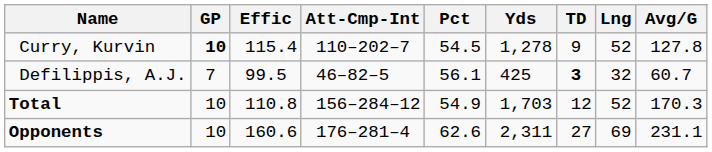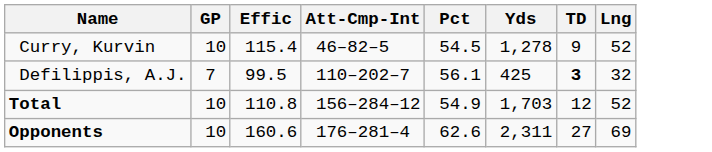- column: (671, 19)
(211, 47) bold -> (211, 47) normal
(358, 47) 110–202–7 -> (347, 47) 46–82–5
(347, 76) 46–82–5 -> (358, 76) 110–202–7
